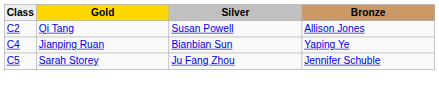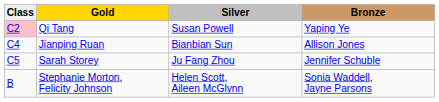(13, 28) no background -> (13, 28) pink background
(334, 28) Allison Jones -> (327, 28) Yaping Ye
(327, 45) Yaping Ye -> (334, 45) Allison Jones
+ row: (81, 83)
